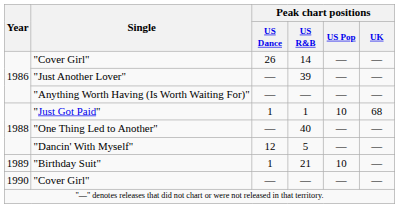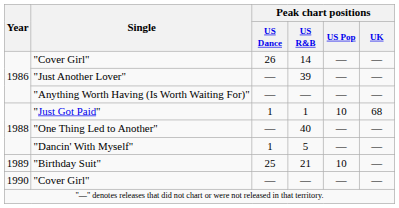(270, 146) 12 -> (270, 146) 1
(270, 163) 1 -> (270, 163) 25
